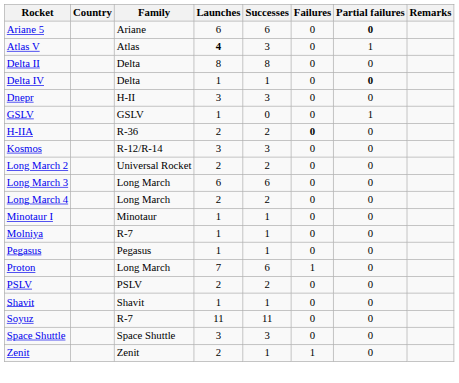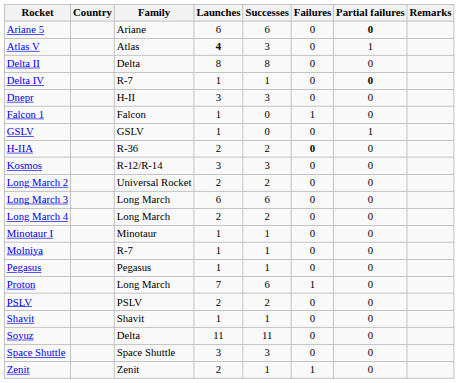(128, 81) Delta -> (125, 81) R-7
+ row: (25, 115)
(125, 319) R-7 -> (128, 336) Delta
